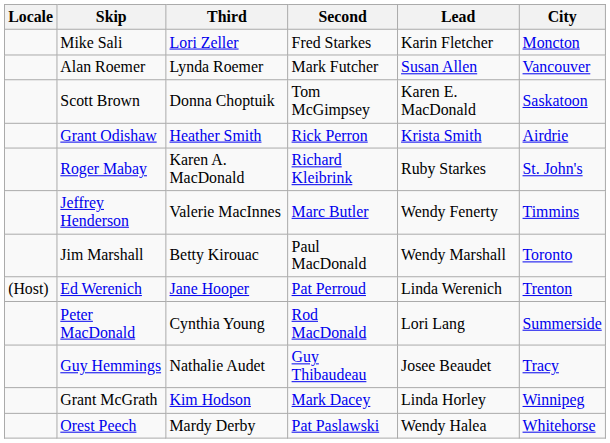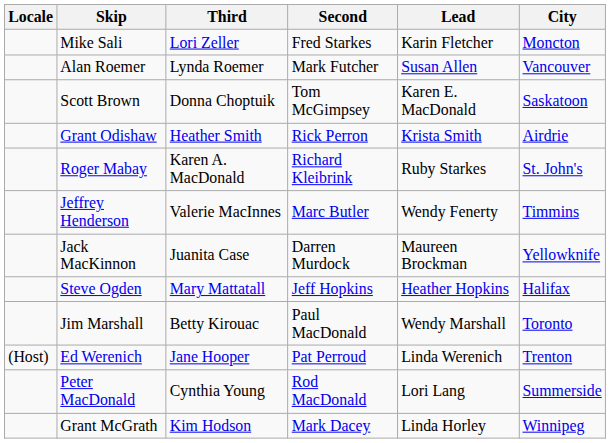+ row: (98, 255)
+ row: (101, 289)
- row: (111, 366)
- row: (98, 425)
